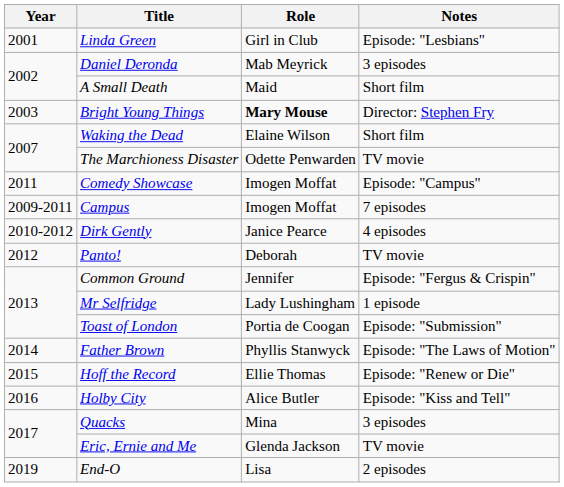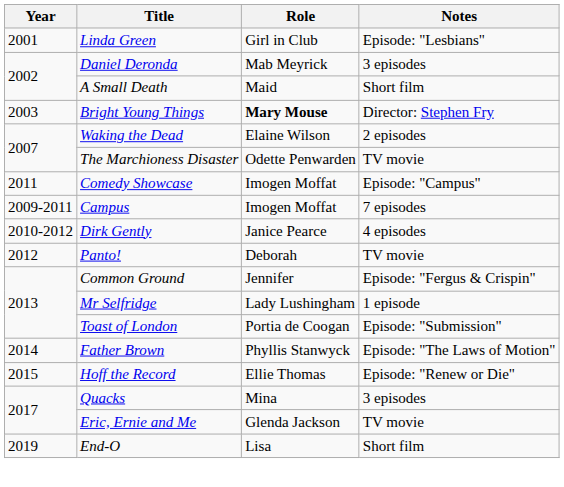(393, 135) Short film -> (394, 135) 2 episodes
- row: (113, 398)
(394, 469) 2 episodes -> (393, 445) Short film
